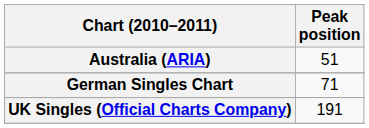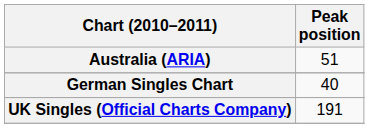(330, 85) 71 -> (330, 85) 40
